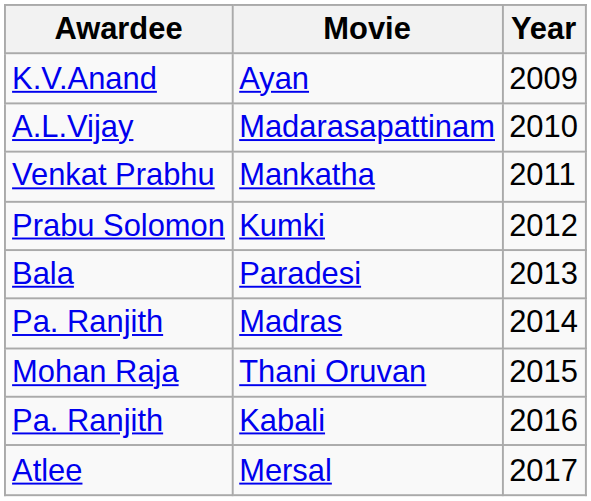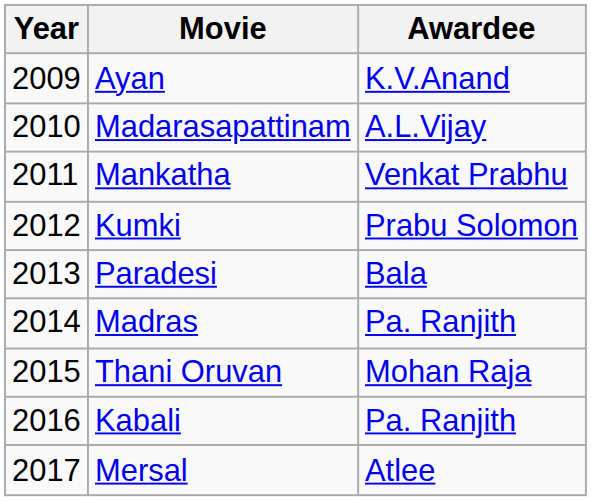columns swapped: (544, 28) <-> (119, 28)
